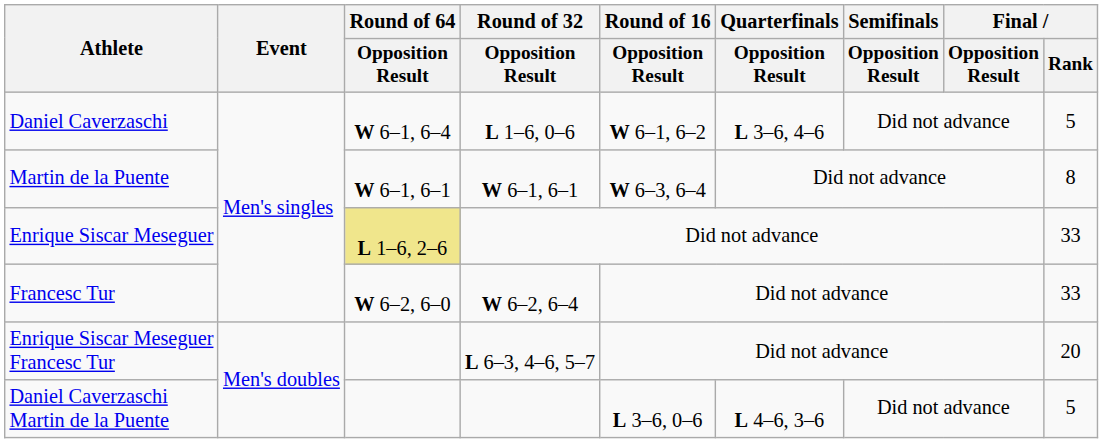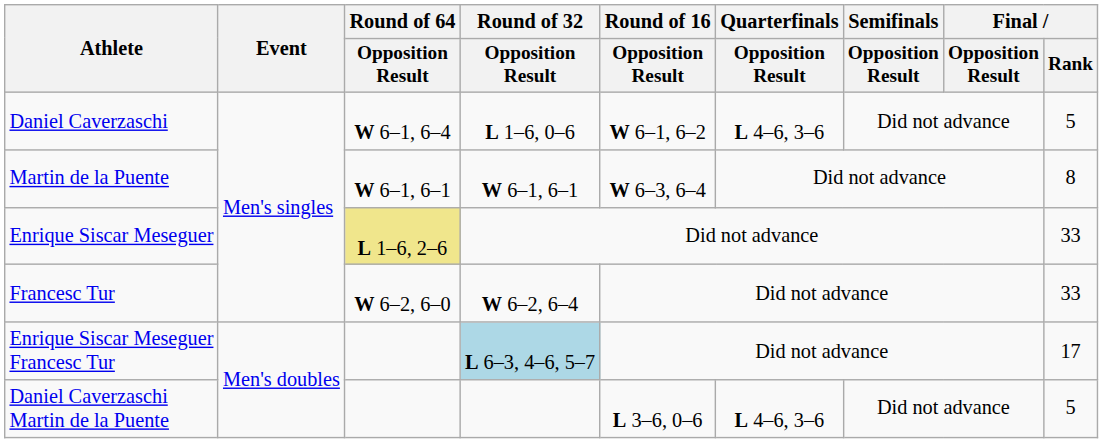(779, 133) L 3–6, 4–6 -> (779, 133) L 4–6, 3–6
(530, 363) no background -> (530, 363) lightblue background
(1071, 351) 20 -> (1071, 351) 17
